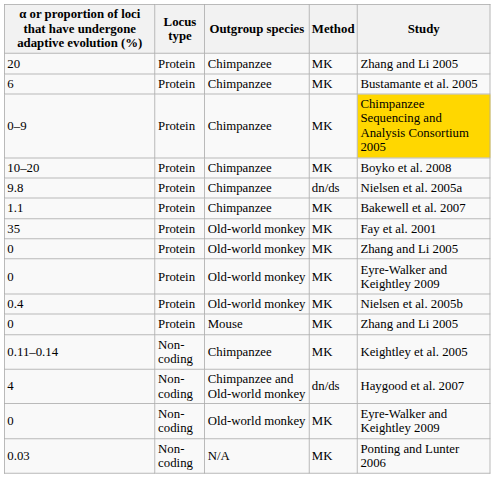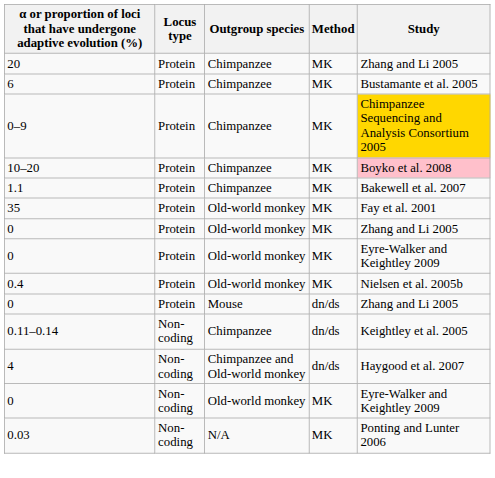(406, 167) no background -> (406, 167) pink background
- row: (15, 188)
(322, 324) MK -> (326, 304) dn/ds
(322, 351) MK -> (326, 331) dn/ds
